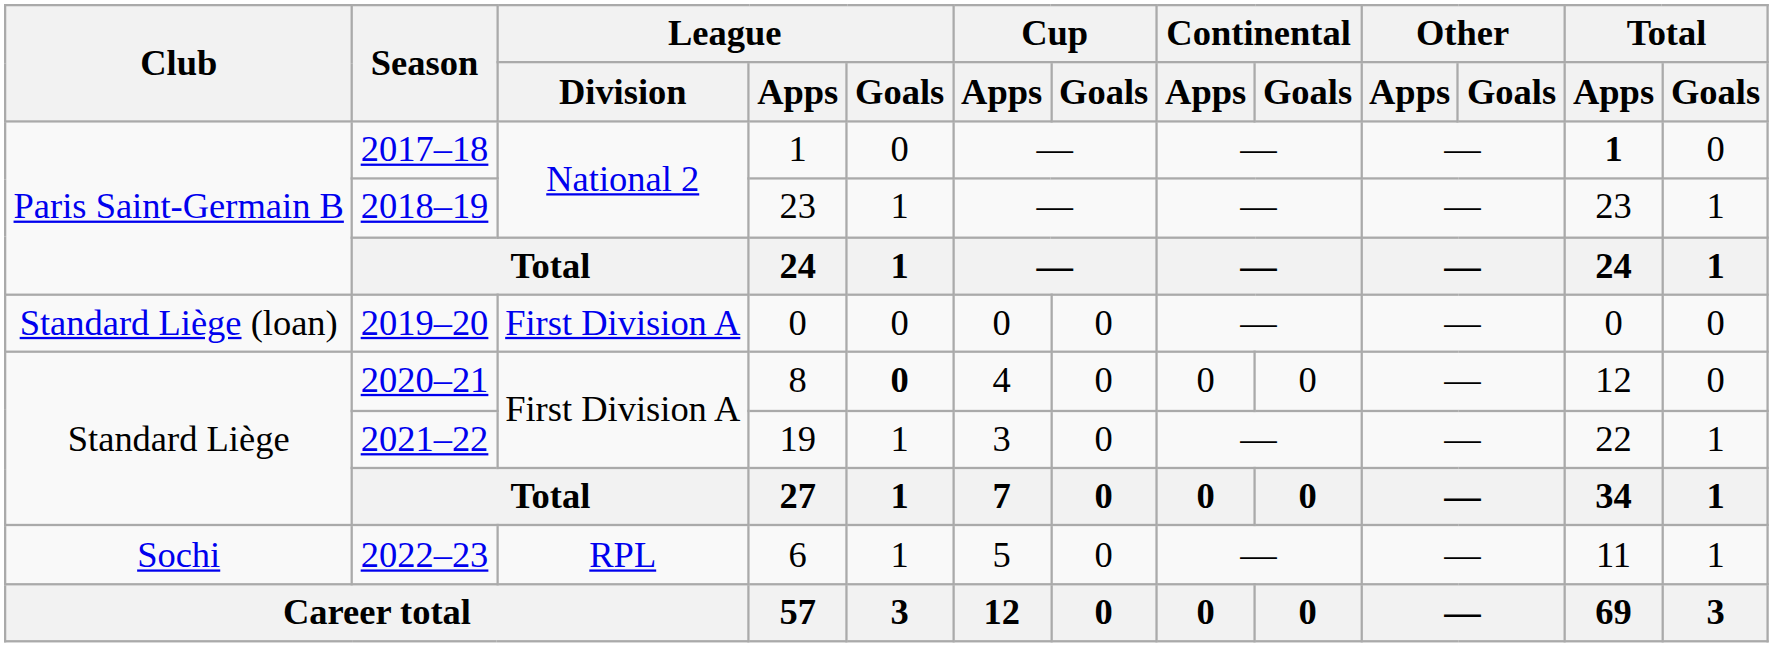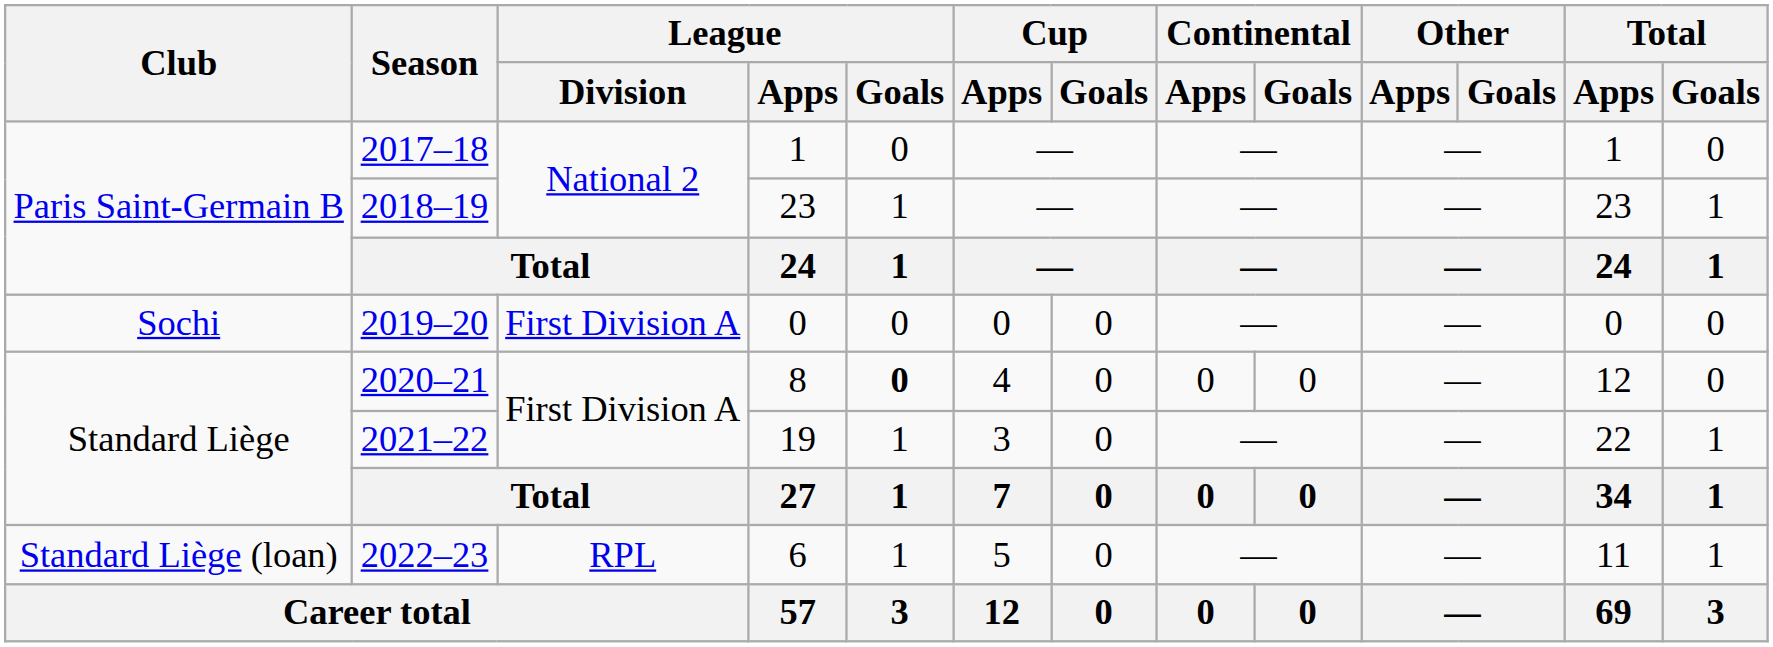(1614, 149) bold -> (1614, 149) normal
(179, 322) Standard Liège (loan) -> (179, 322) Sochi
(179, 554) Sochi -> (179, 554) Standard Liège (loan)
